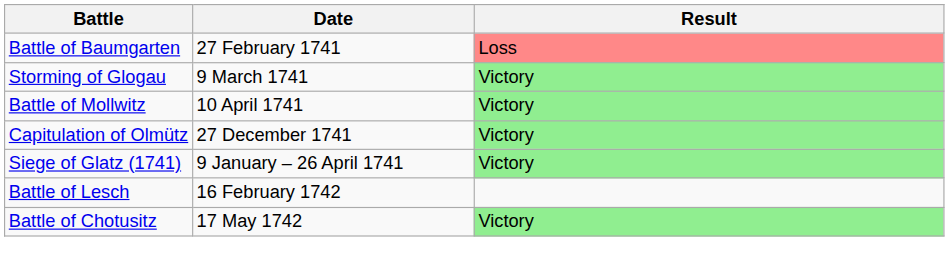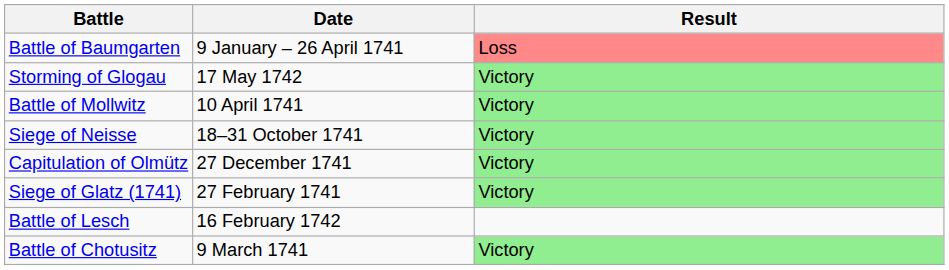(269, 47) 27 February 1741 -> (300, 47) 9 January – 26 April 1741
(252, 76) 9 March 1741 -> (249, 76) 17 May 1742
+ row: (73, 134)
(300, 163) 9 January – 26 April 1741 -> (269, 192) 27 February 1741
(249, 221) 17 May 1742 -> (252, 250) 9 March 1741
